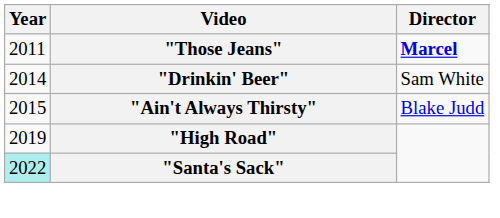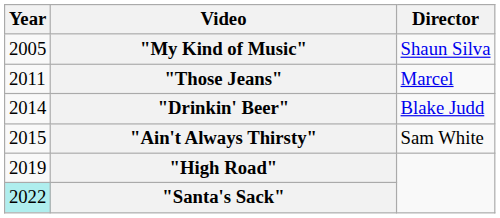+ row: (223, 49)
(429, 49) bold -> (427, 78) normal
(442, 78) Sam White -> (442, 108) Blake Judd
(442, 108) Blake Judd -> (442, 138) Sam White
